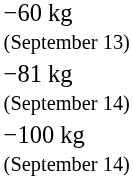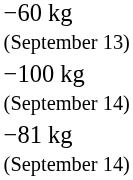rows swapped: (67, 88) <-> (67, 149)
